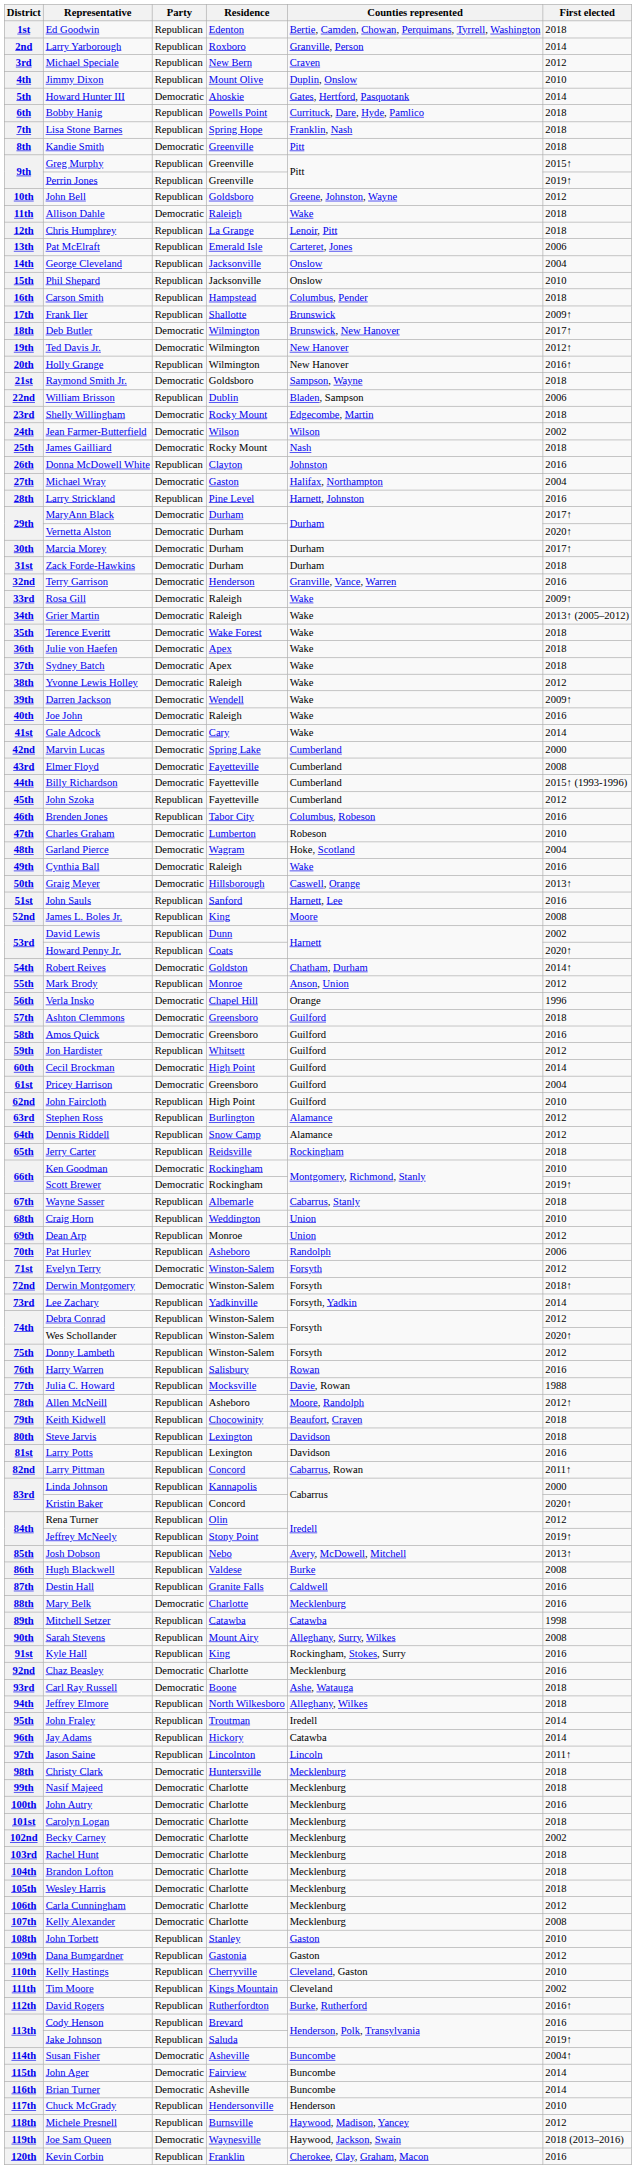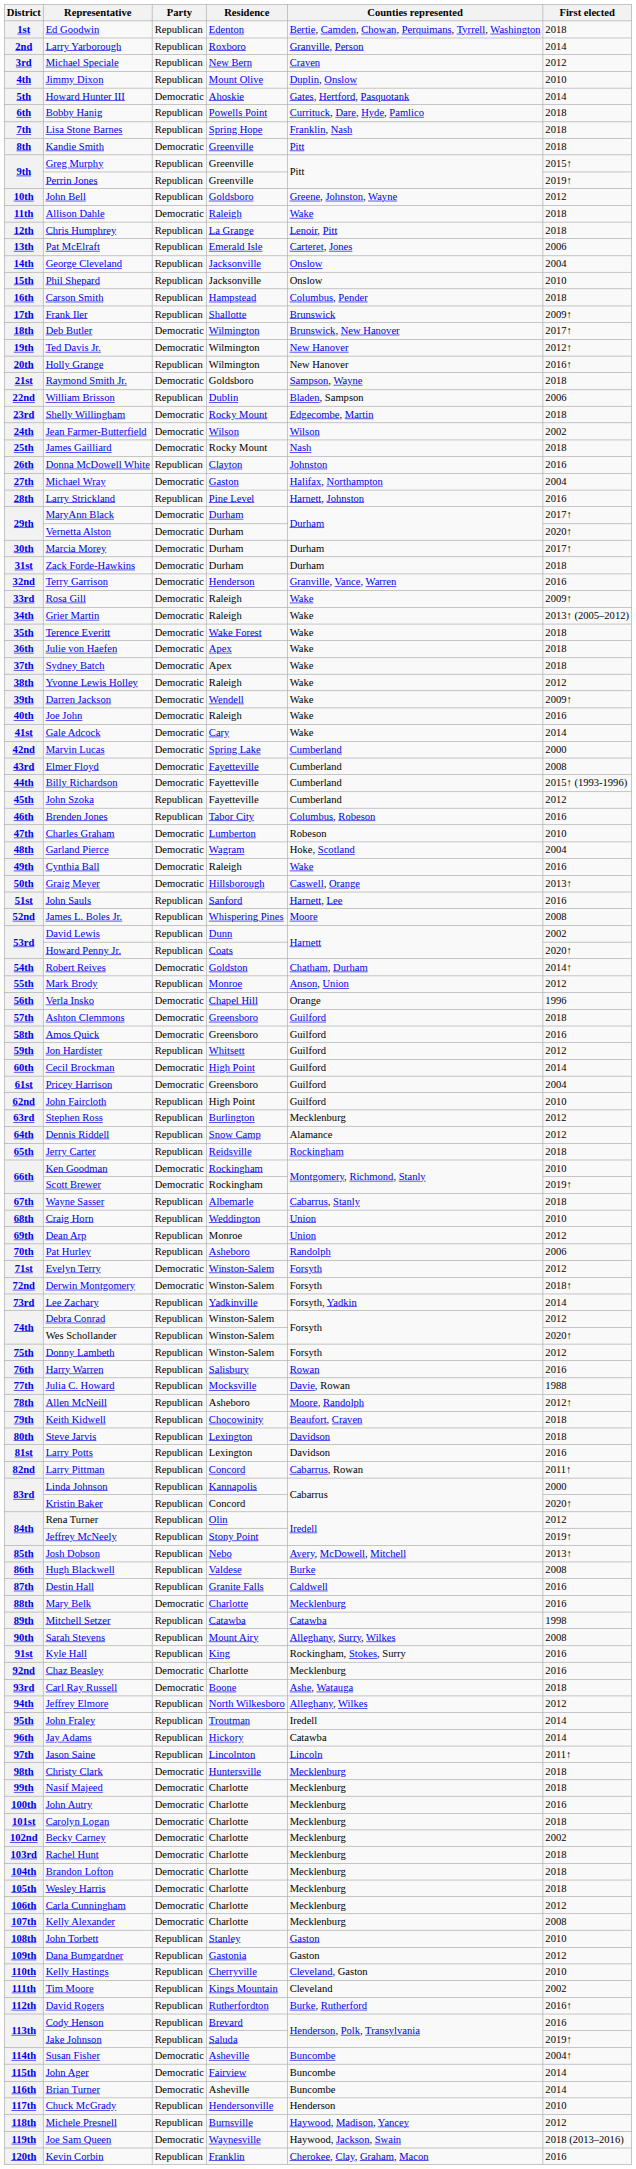(219, 917) King -> (246, 917) Whispering Pines
(311, 1118) Alamance -> (318, 1118) Mecklenburg
(556, 1704) 2018 -> (556, 1704) 2012
